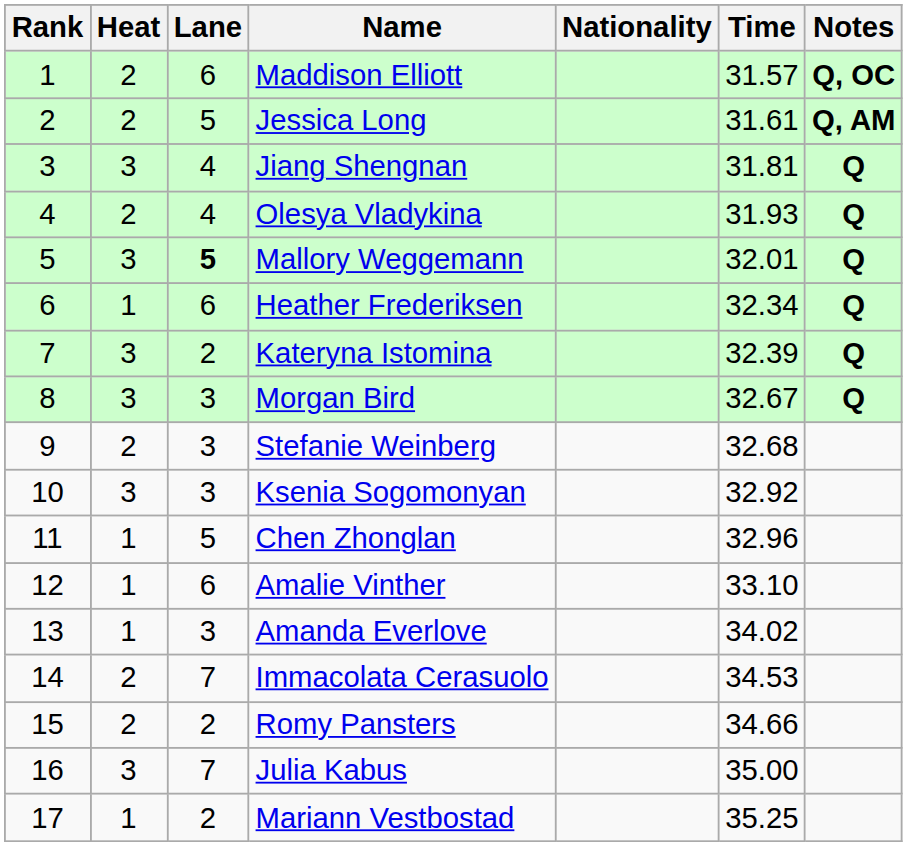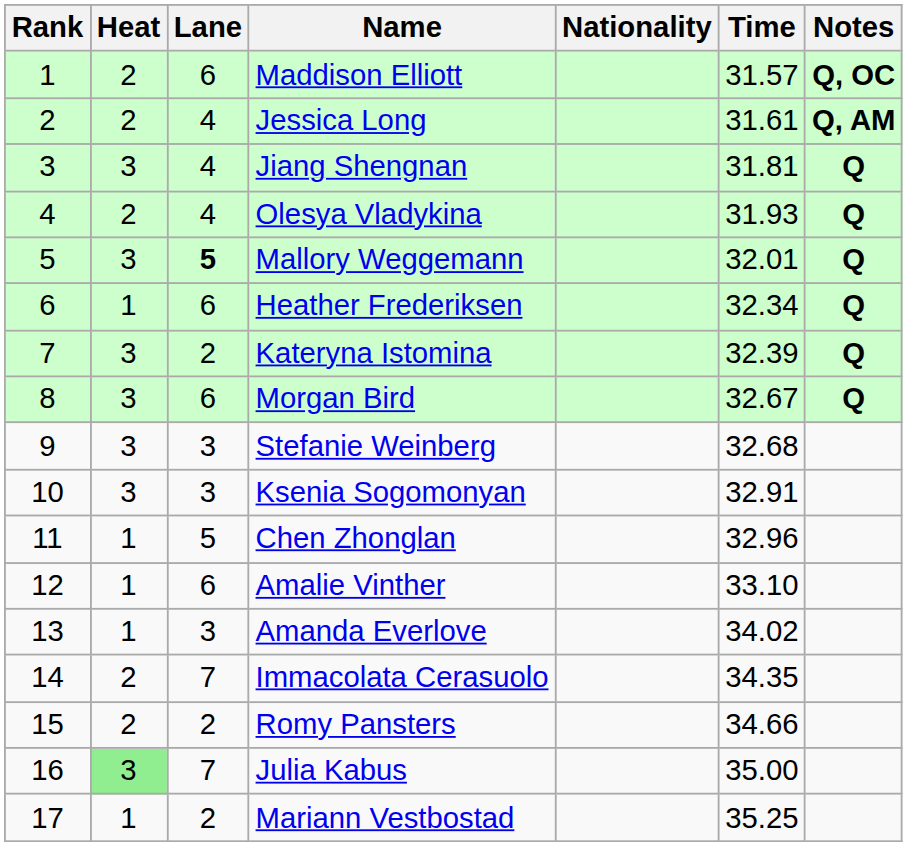(208, 120) 5 -> (208, 120) 4
(208, 399) 3 -> (208, 399) 6
(128, 445) 2 -> (128, 445) 3
(762, 492) 32.92 -> (762, 492) 32.91
(762, 677) 34.53 -> (762, 677) 34.35
(128, 770) no background -> (128, 770) lightgreen background
